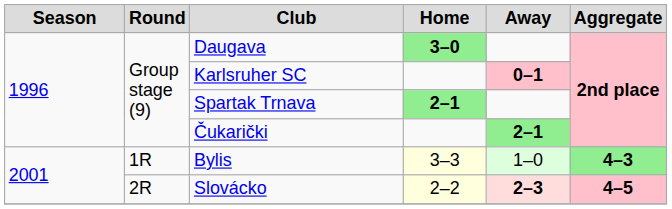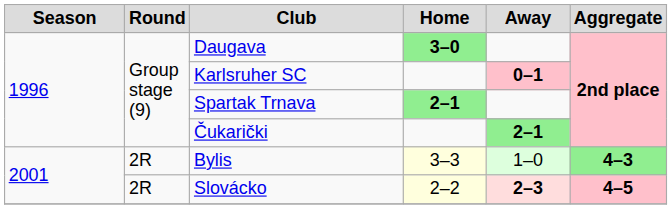(140, 160) 1R -> (140, 160) 2R
